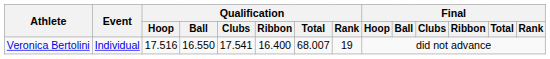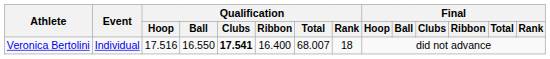(236, 46) normal -> (236, 46) bold
(347, 46) 19 -> (347, 46) 18
